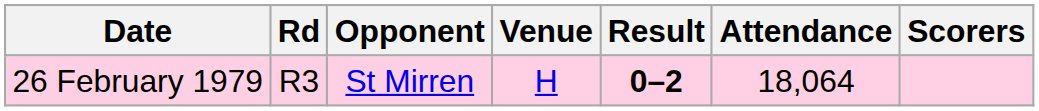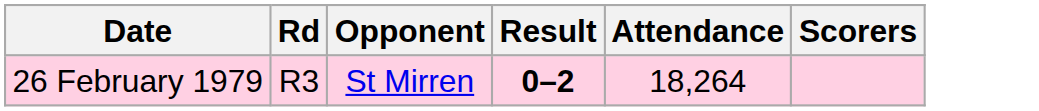- column: (546, 30)
(806, 81) 18,064 -> (698, 81) 18,264
